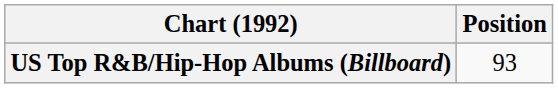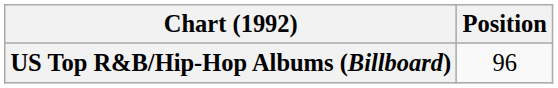(505, 62) 93 -> (505, 62) 96
